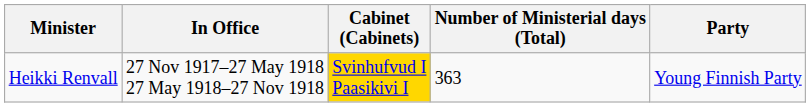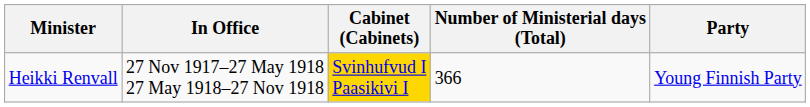(448, 77) 363 -> (448, 77) 366
